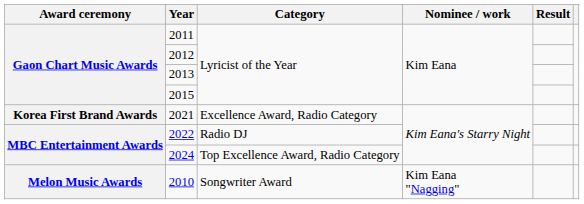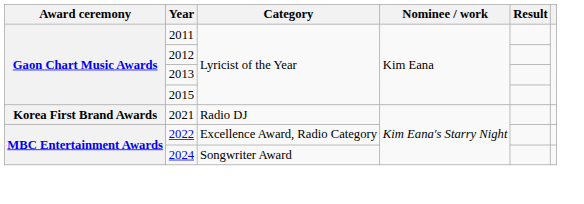(288, 114) Excellence Award, Radio Category -> (224, 114) Radio DJ
(224, 134) Radio DJ -> (288, 134) Excellence Award, Radio Category
(300, 154) Top Excellence Award, Radio Category -> (246, 154) Songwriter Award
- row: (181, 182)
